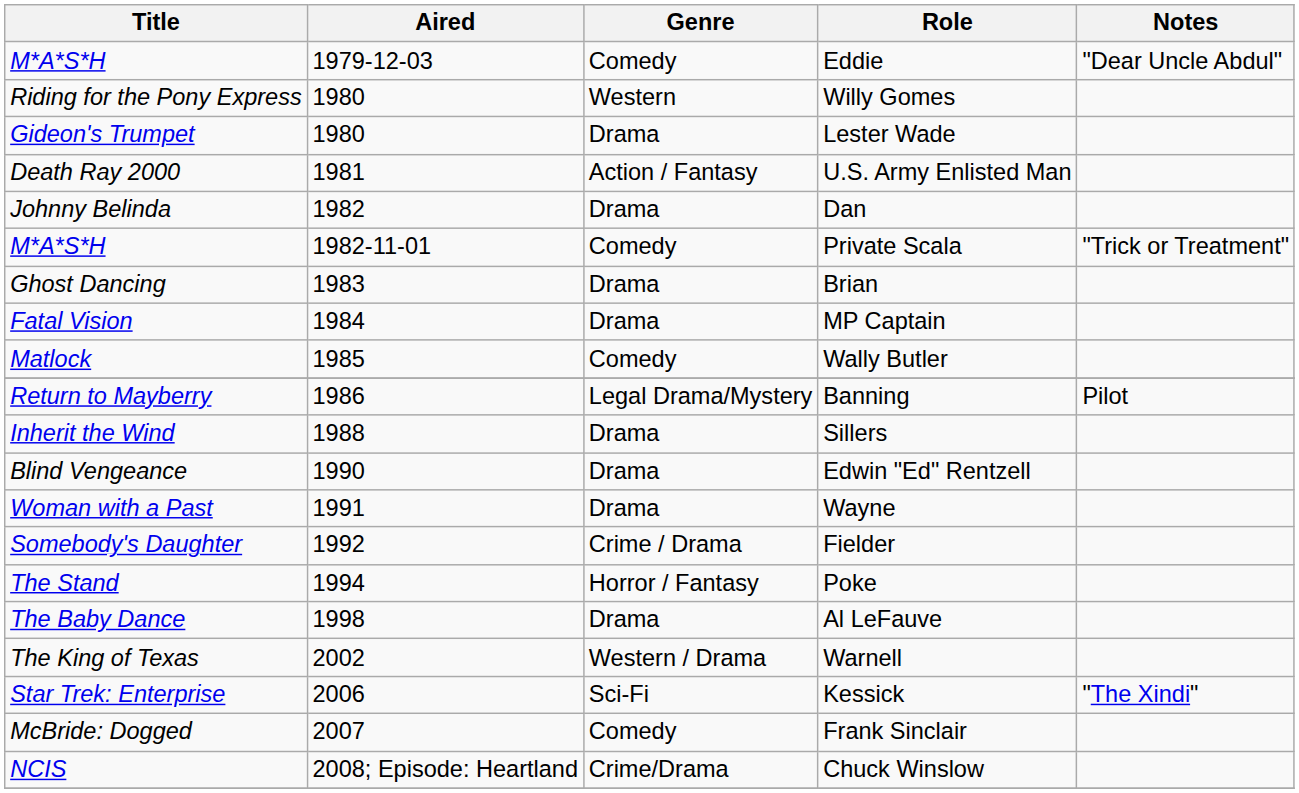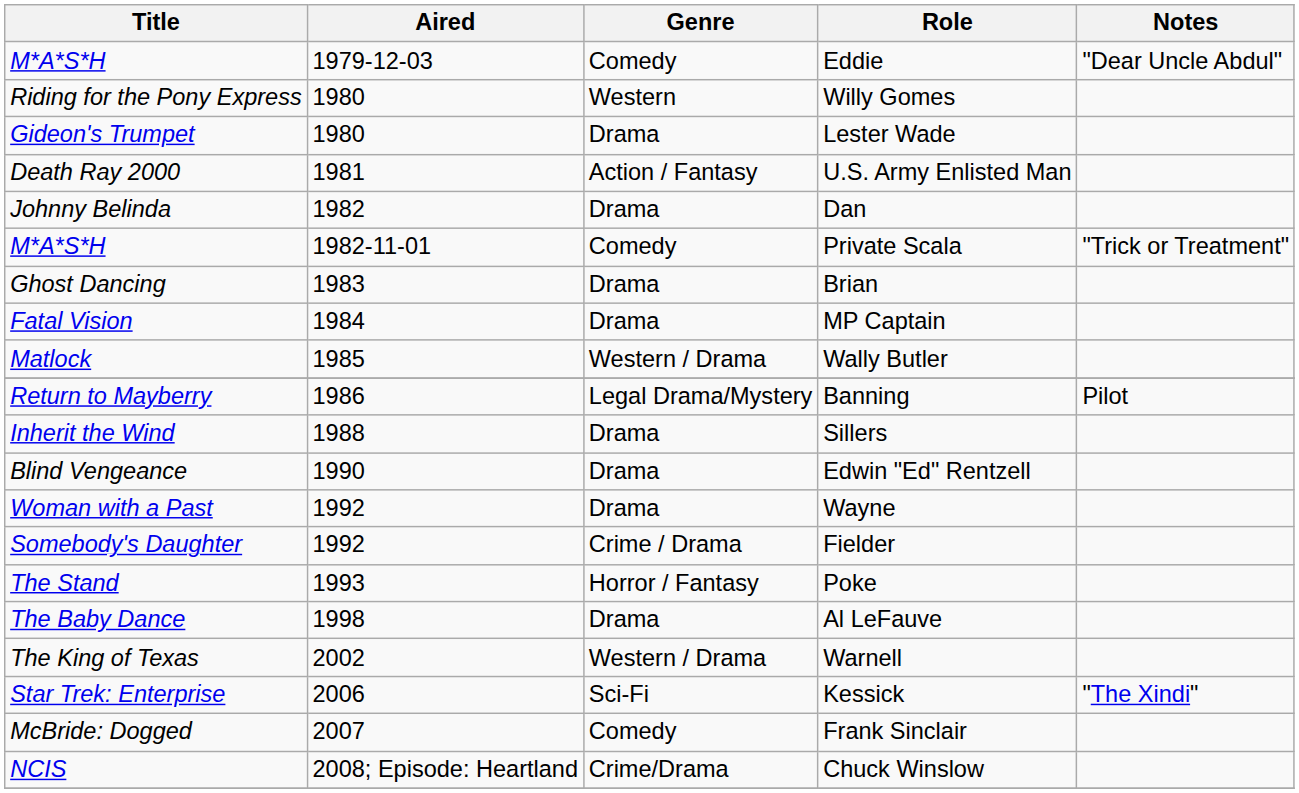(633, 358) Comedy -> (677, 358) Western / Drama
(339, 508) 1991 -> (339, 508) 1992
(339, 582) 1994 -> (339, 582) 1993
